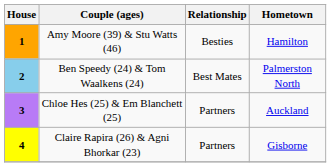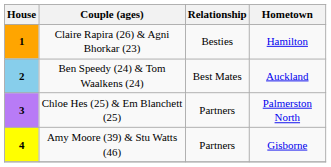(112, 41) Amy Moore (39) & Stu Watts (46) -> (112, 41) Claire Rapira (26) & Agni Bhorkar (23)
(287, 76) Palmerston North -> (287, 76) Auckland
(287, 110) Auckland -> (287, 110) Palmerston North
(112, 145) Claire Rapira (26) & Agni Bhorkar (23) -> (112, 145) Amy Moore (39) & Stu Watts (46)
